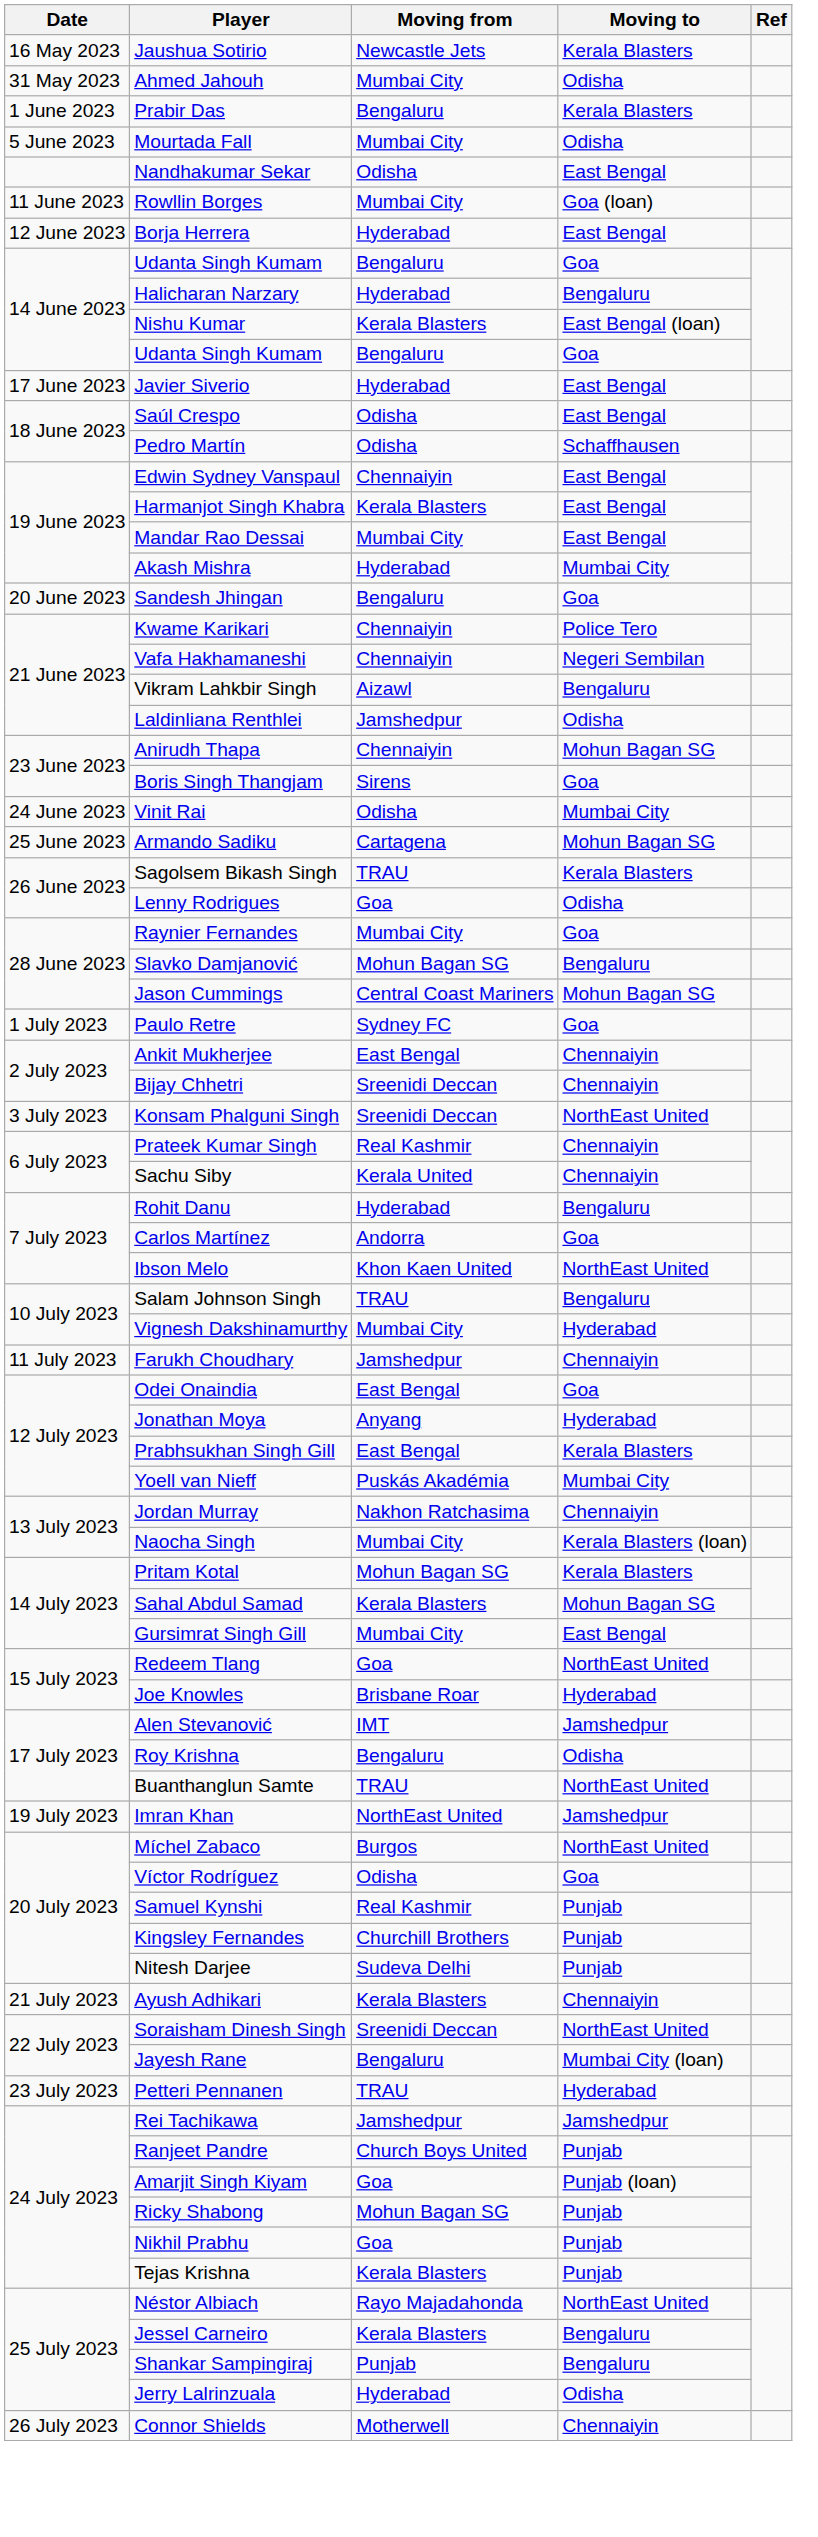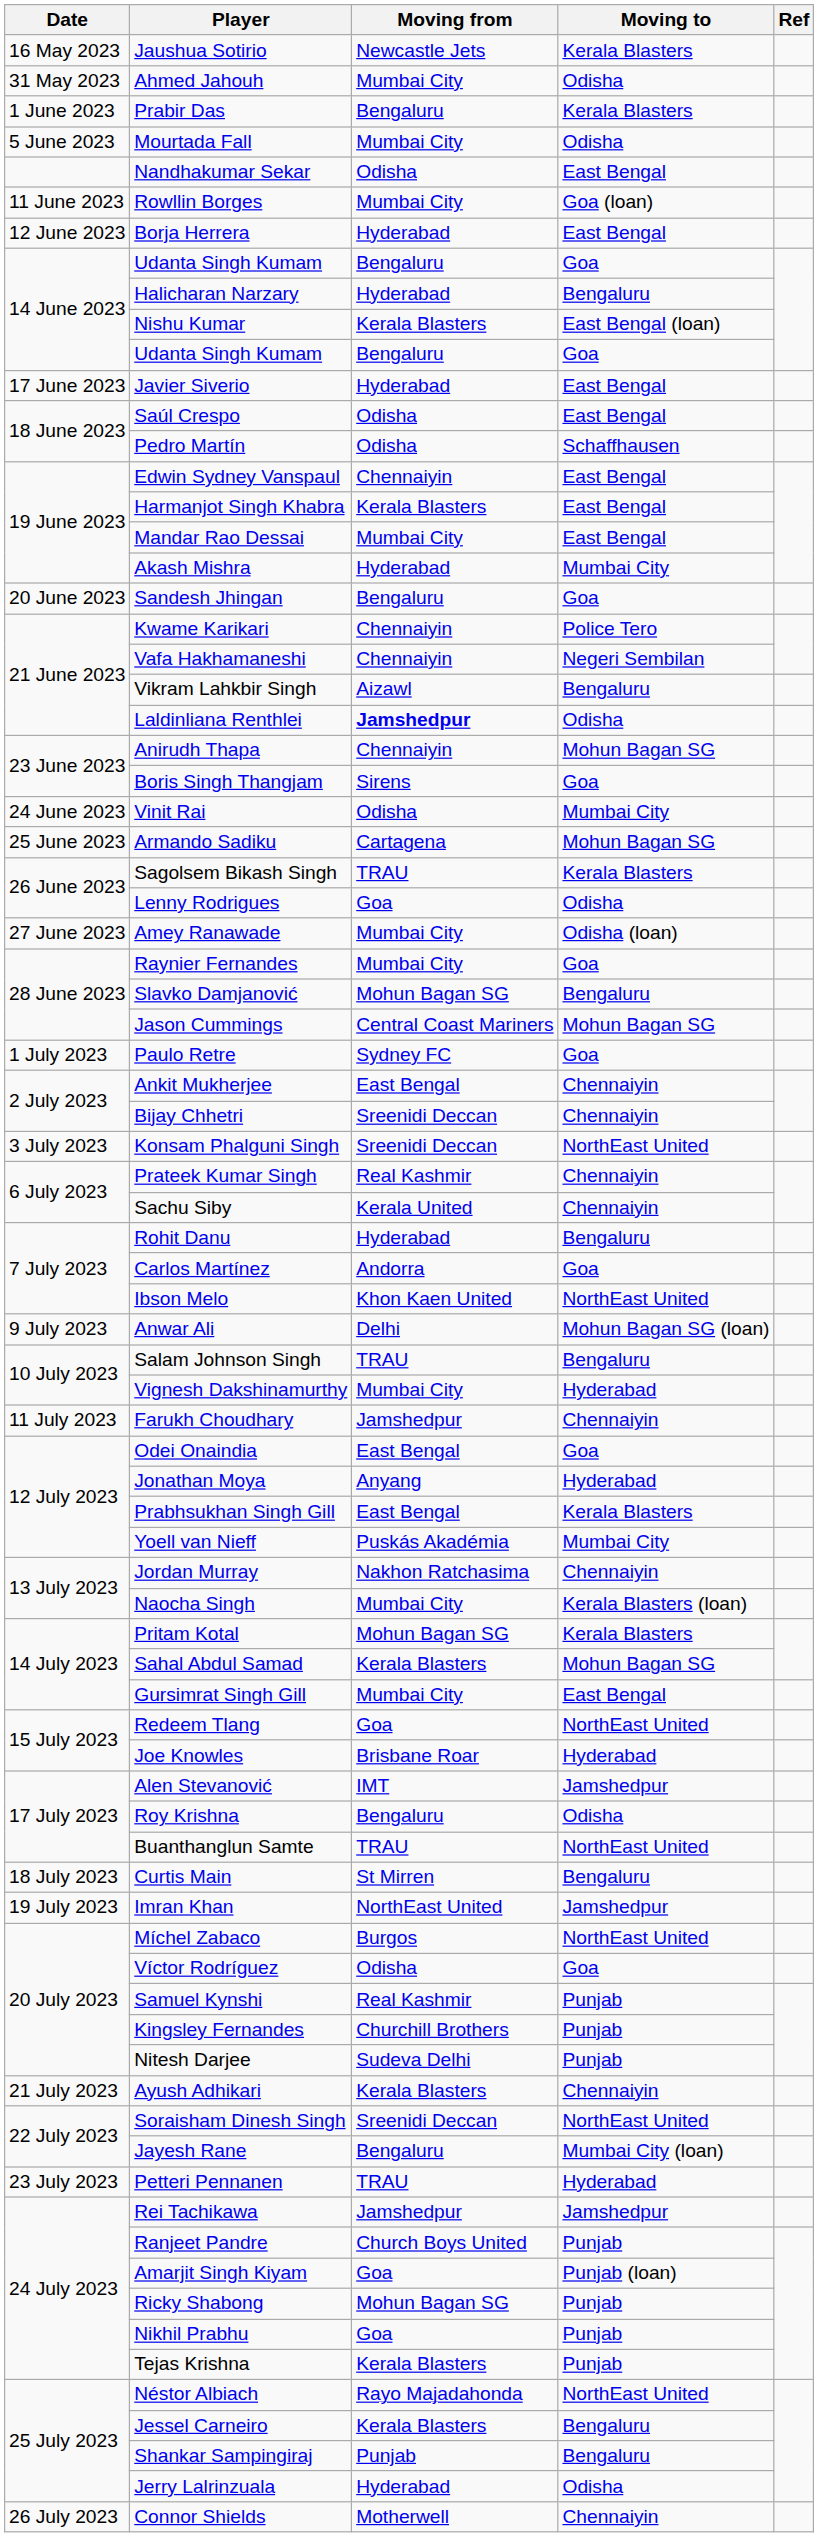(409, 720) normal -> (413, 720) bold
+ row: (67, 933)
+ row: (58, 1329)
+ row: (63, 1877)
